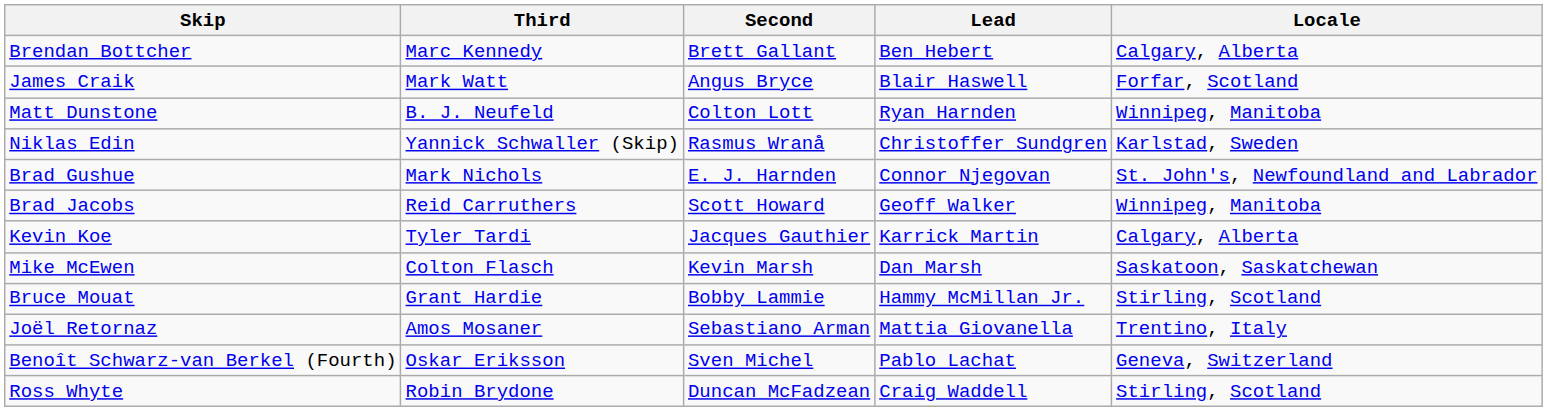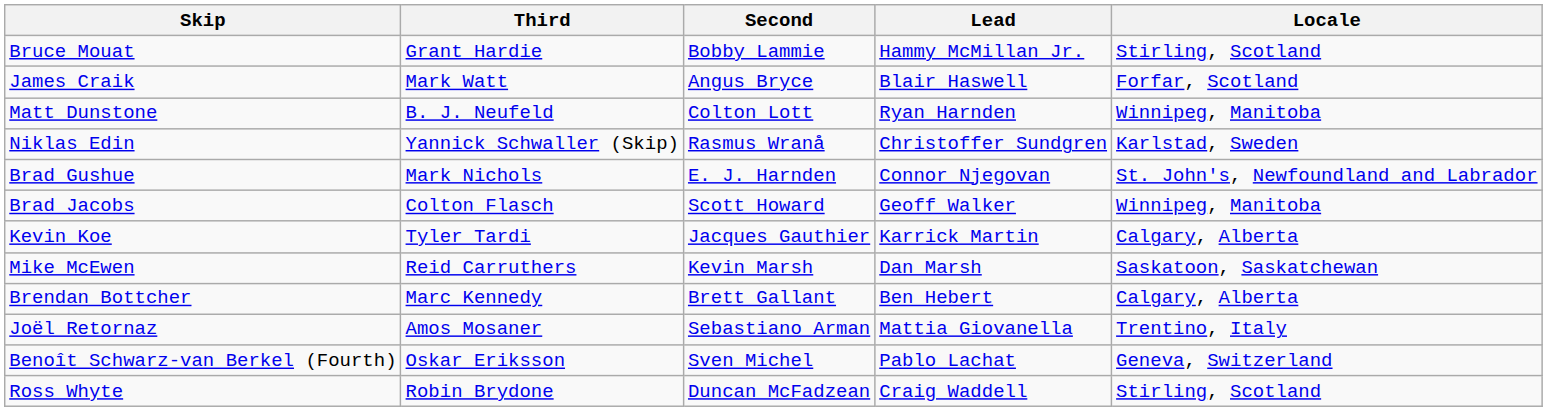rows swapped: (100, 51) <-> (72, 299)
(491, 206) Reid Carruthers -> (480, 206) Colton Flasch
(480, 268) Colton Flasch -> (491, 268) Reid Carruthers
